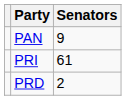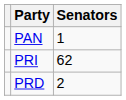(60, 38) 9 -> (60, 38) 1
(64, 60) 61 -> (64, 60) 62
